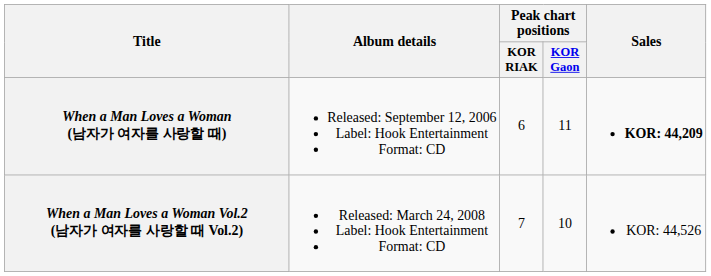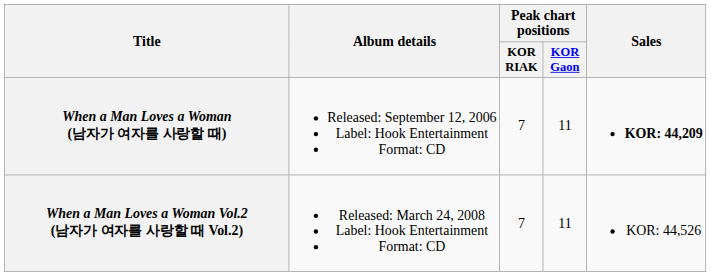(522, 126) 6 -> (522, 126) 7
(565, 223) 10 -> (565, 223) 11
